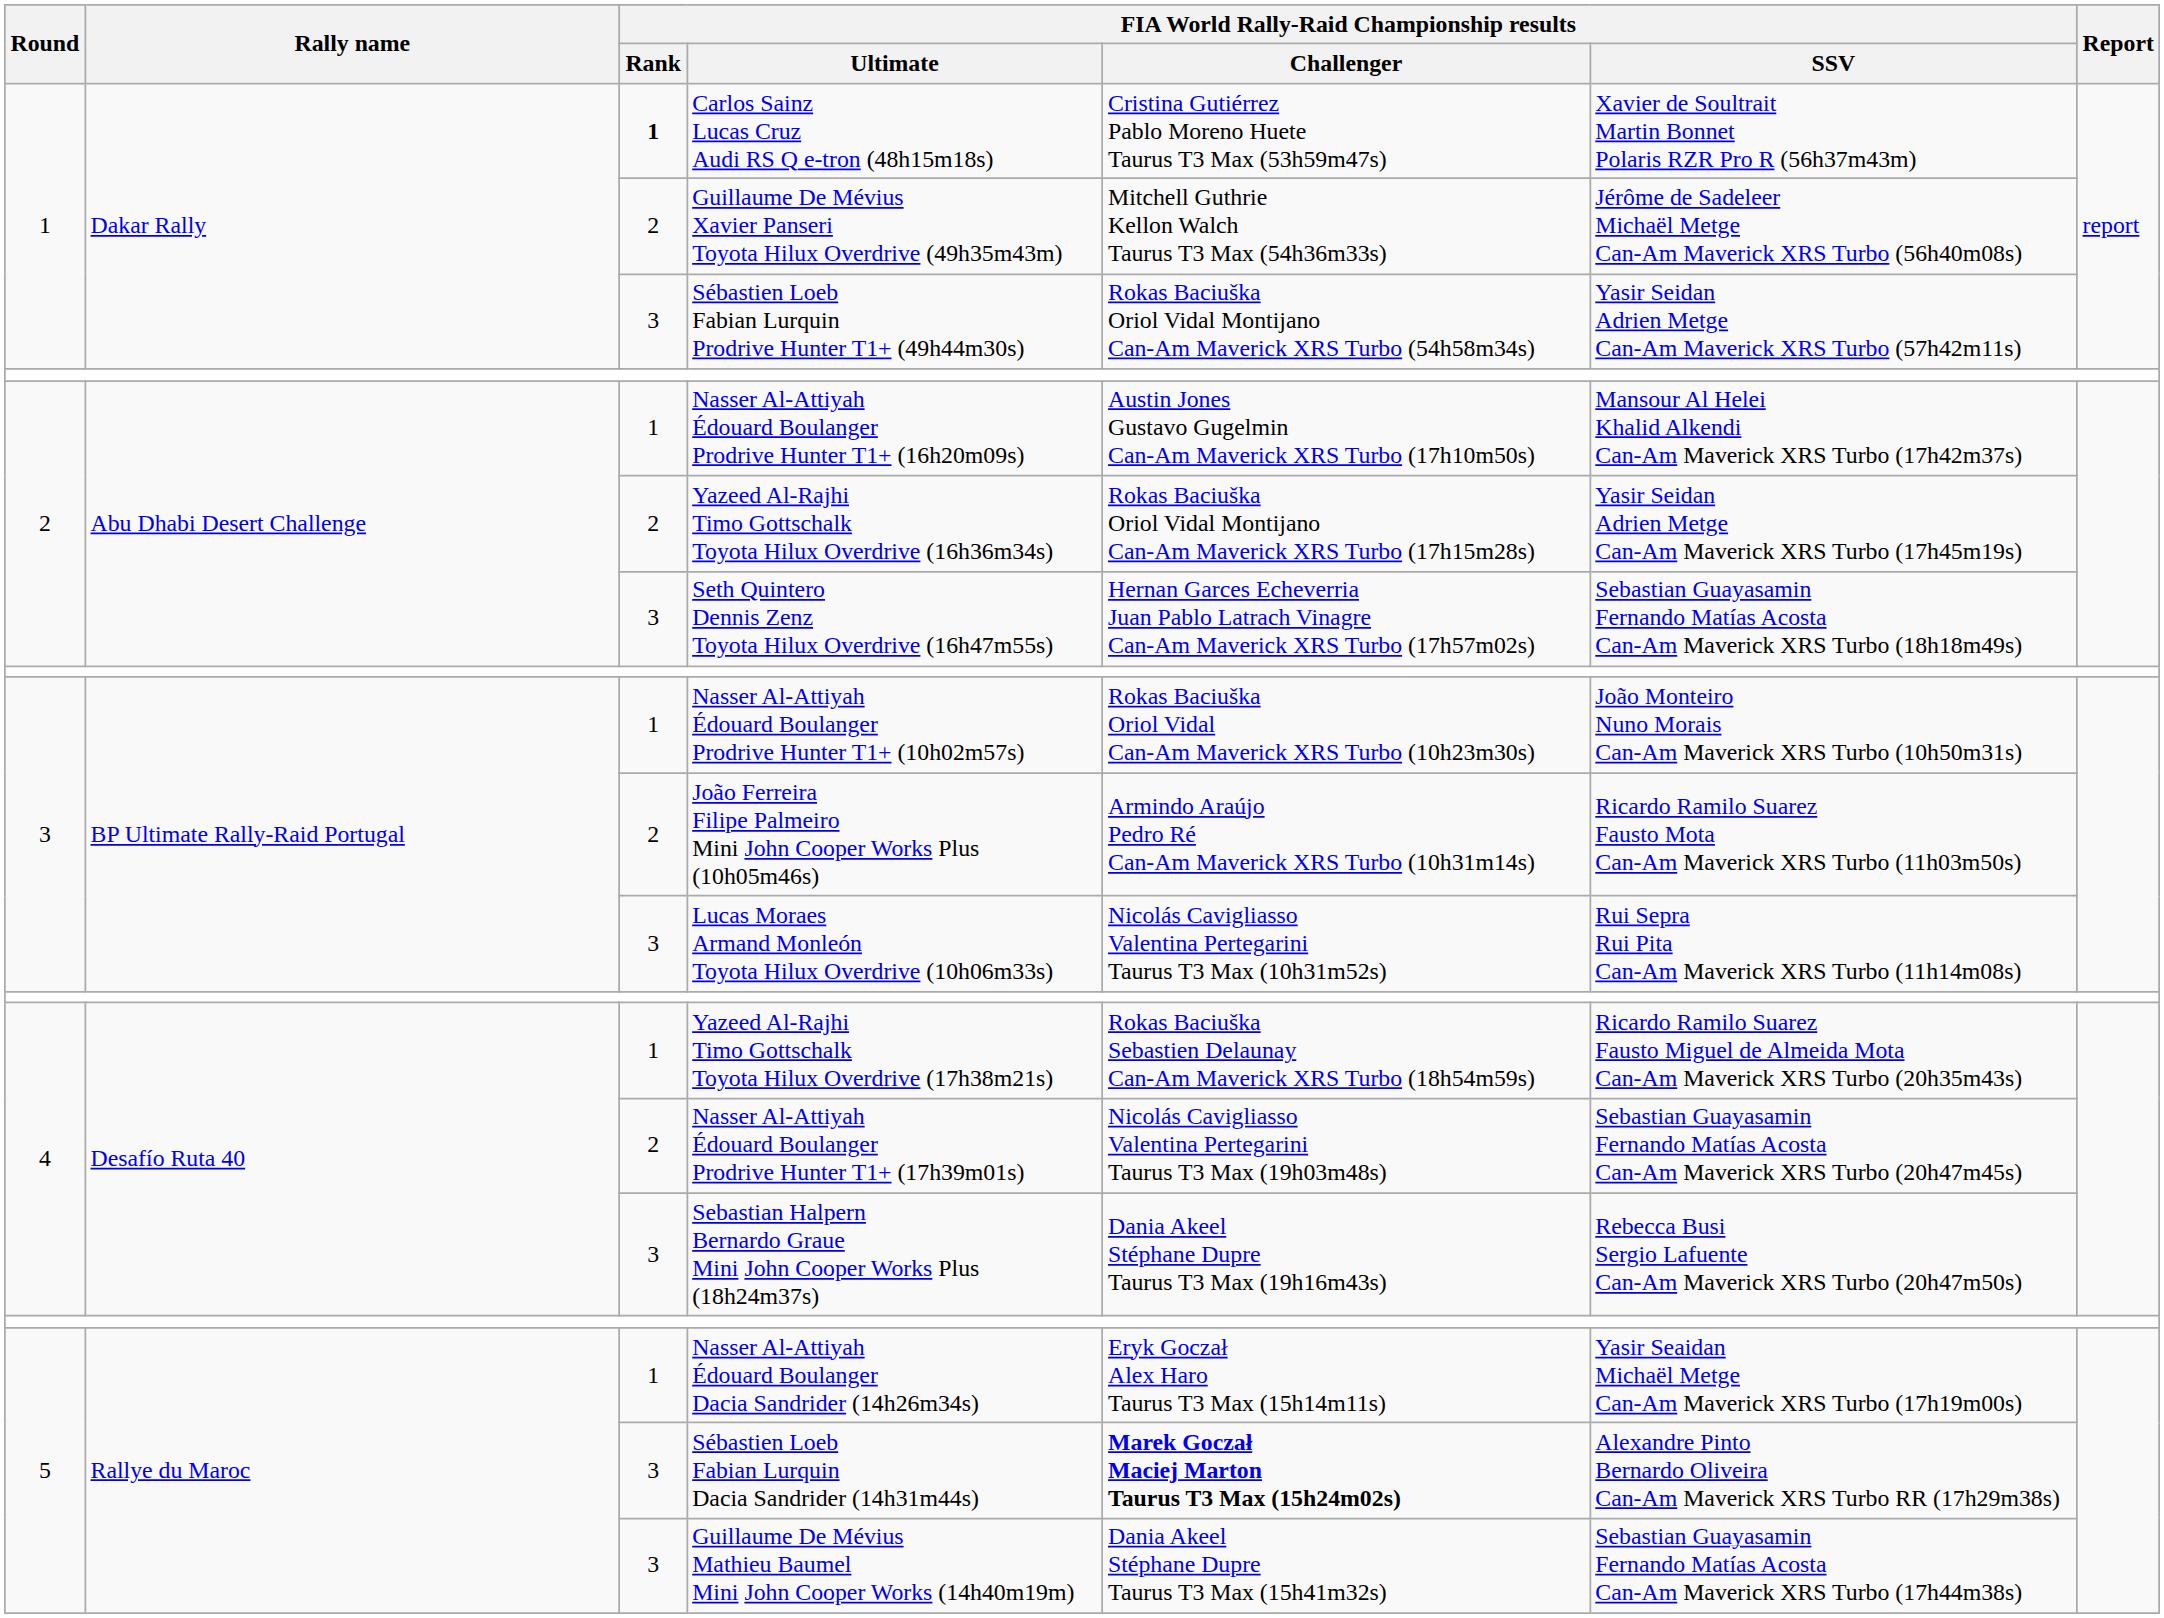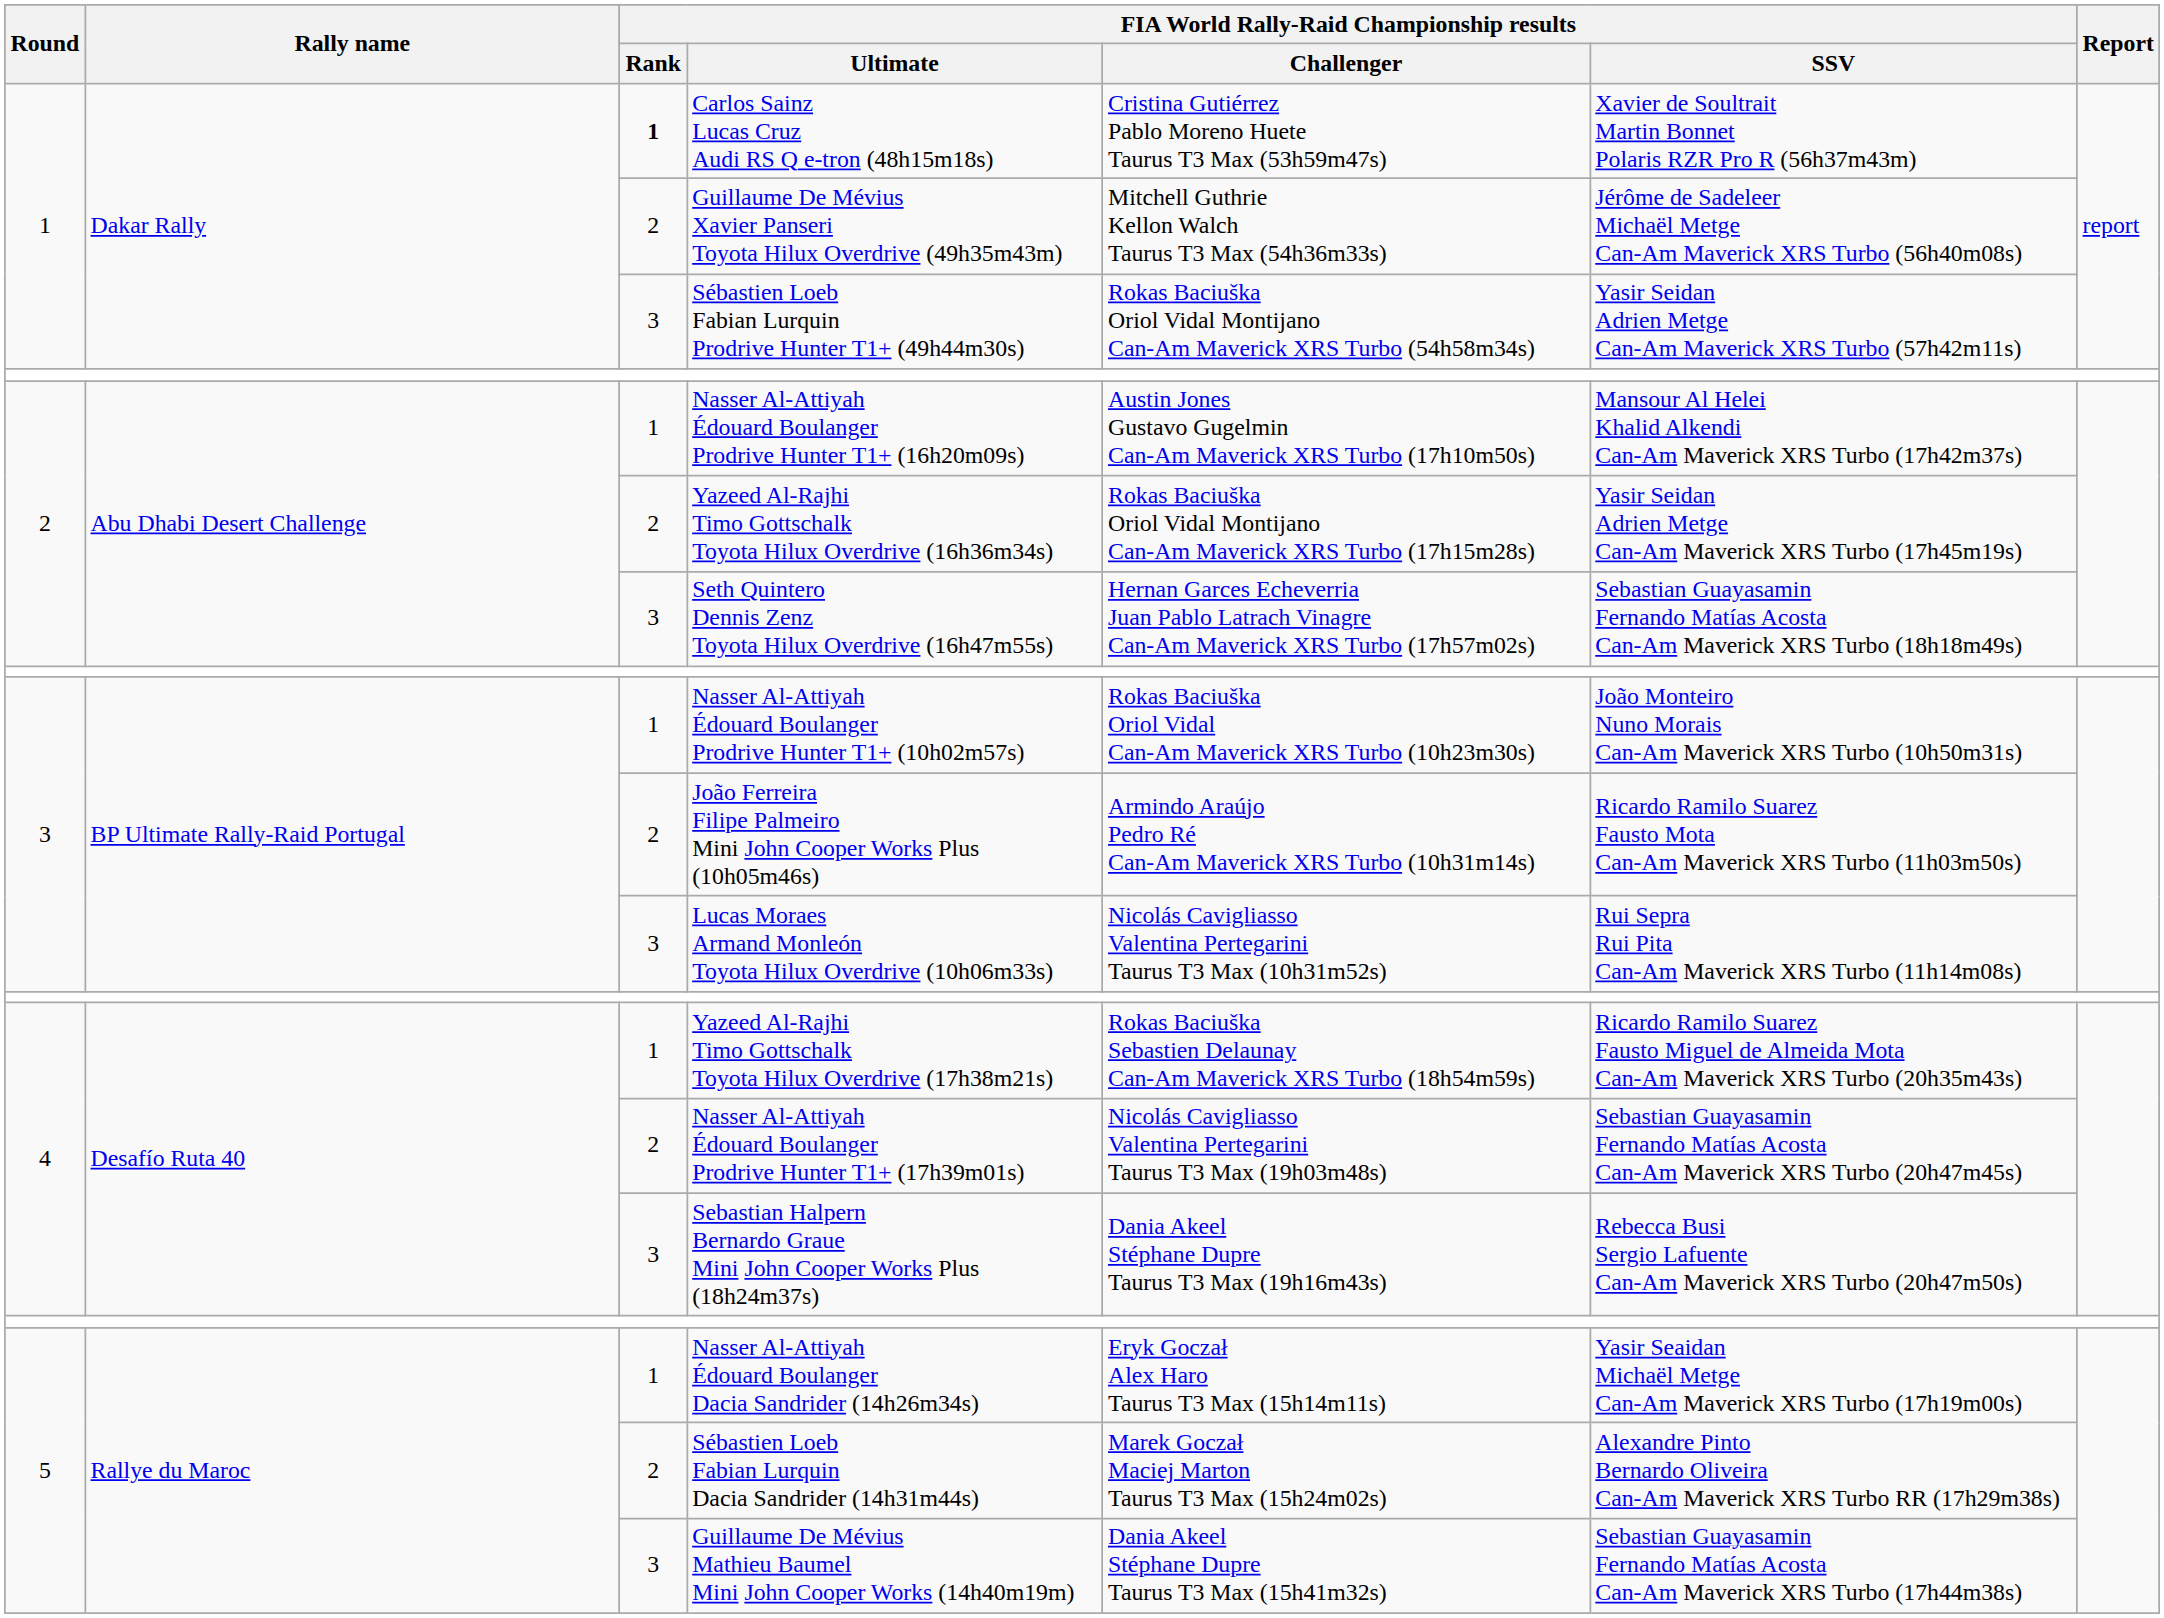(653, 1469) 3 -> (653, 1469) 2
(1254, 1469) bold -> (1247, 1469) normal
